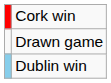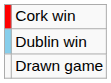rows swapped: (51, 66) <-> (59, 41)
